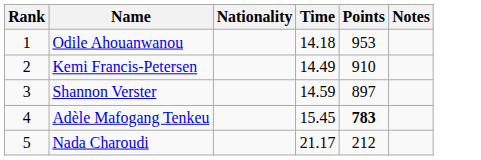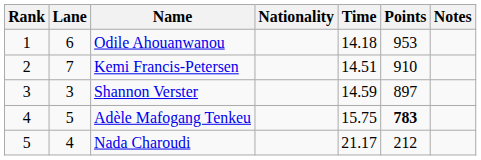+ column: (70, 17)
(317, 67) 14.49 -> (359, 67) 14.51
(317, 117) 15.45 -> (359, 117) 15.75
